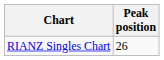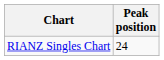(122, 45) 26 -> (122, 45) 24
